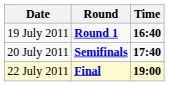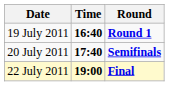columns swapped: (147, 14) <-> (101, 14)
